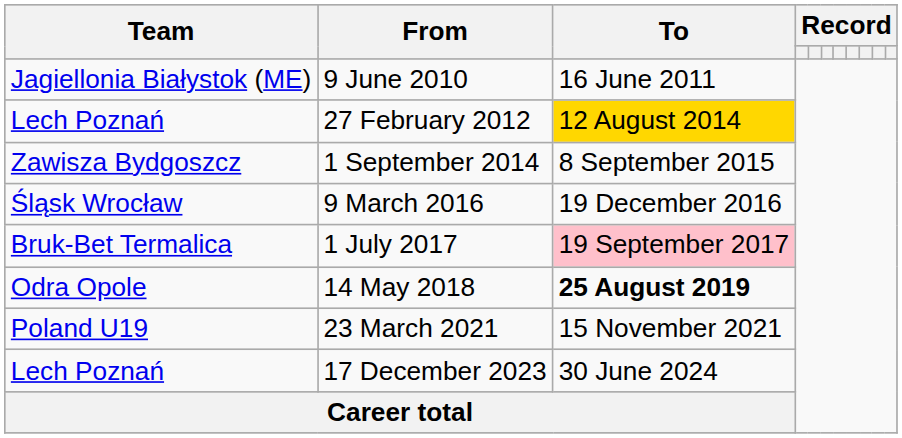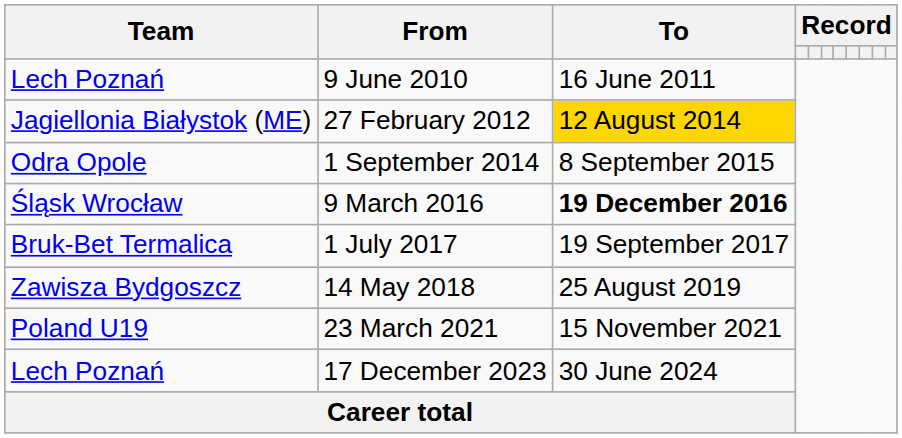(161, 79) Jagiellonia Białystok (ME) -> (87, 79) Lech Poznań
(87, 120) Lech Poznań -> (161, 120) Jagiellonia Białystok (ME)
(126, 162) Zawisza Bydgoszcz -> (79, 162) Odra Opole
(670, 203) normal -> (673, 203) bold
(674, 245) pink background -> (674, 245) no background
(79, 287) Odra Opole -> (126, 287) Zawisza Bydgoszcz
(654, 287) bold -> (650, 287) normal
